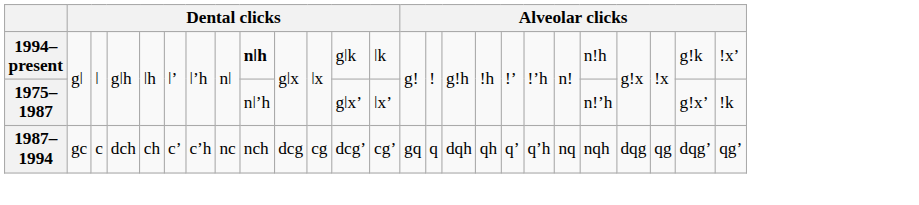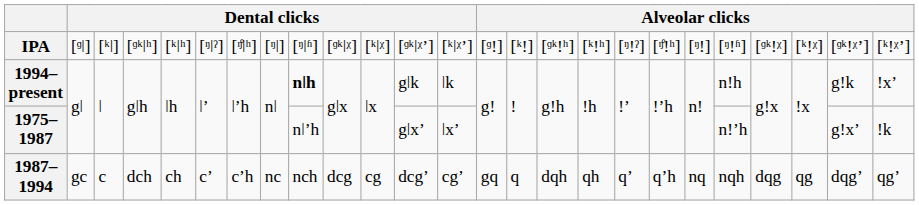+ row: (36, 45)
